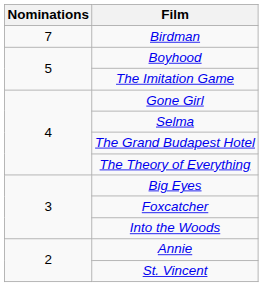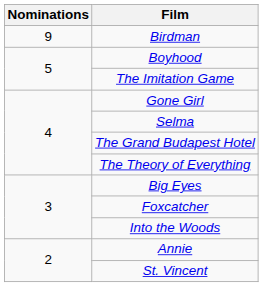(48, 36) 7 -> (48, 36) 9
